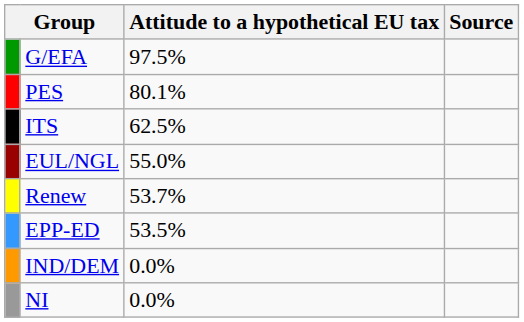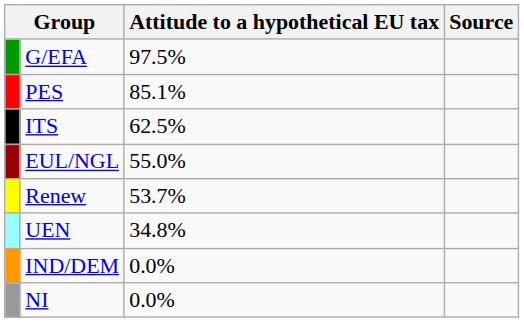(157, 91) 80.1% -> (157, 91) 85.1%
- row: (62, 230)
+ row: (48, 230)
